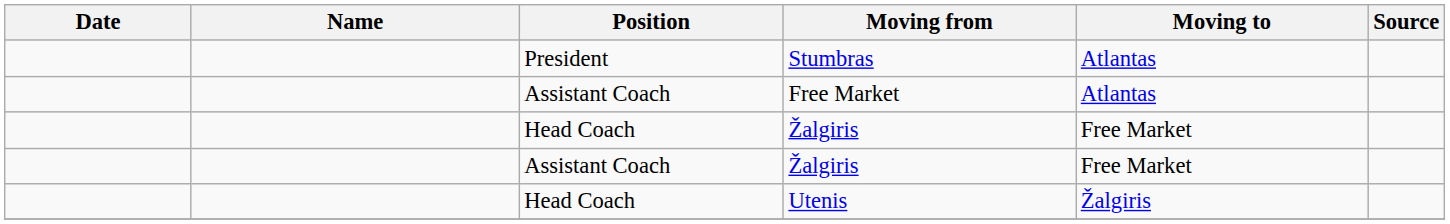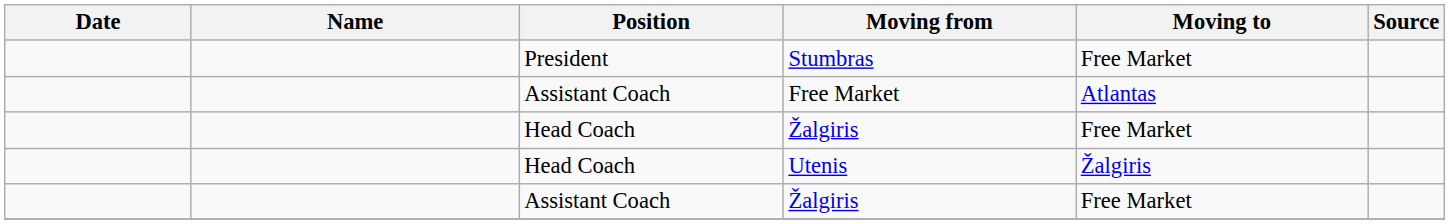(1118, 58) Atlantas -> (1136, 58) Free Market
rows swapped: (580, 201) <-> (597, 165)
